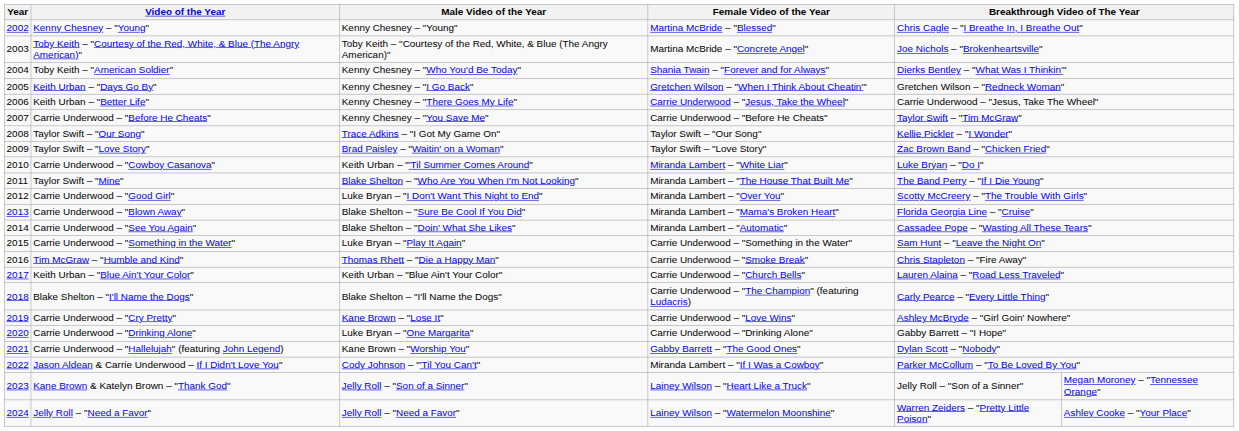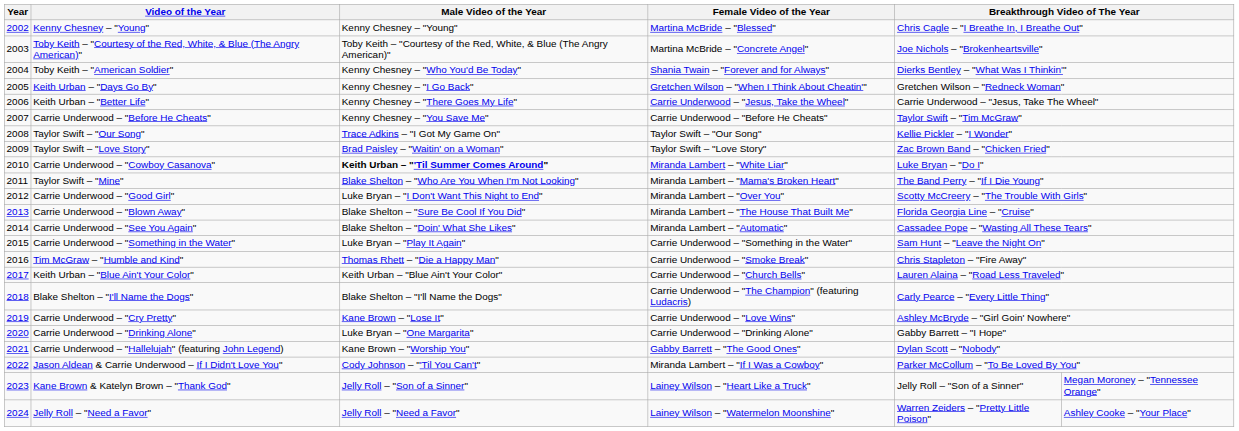(437, 165) normal -> (445, 165) bold
(751, 180) Miranda Lambert – "The House That Built Me" -> (744, 180) Miranda Lambert – "Mama's Broken Heart"
(744, 212) Miranda Lambert – "Mama's Broken Heart" -> (751, 212) Miranda Lambert – "The House That Built Me"
